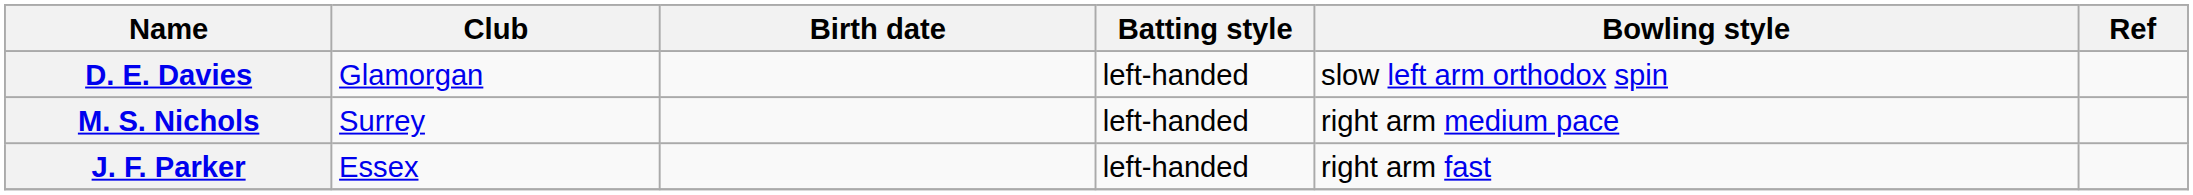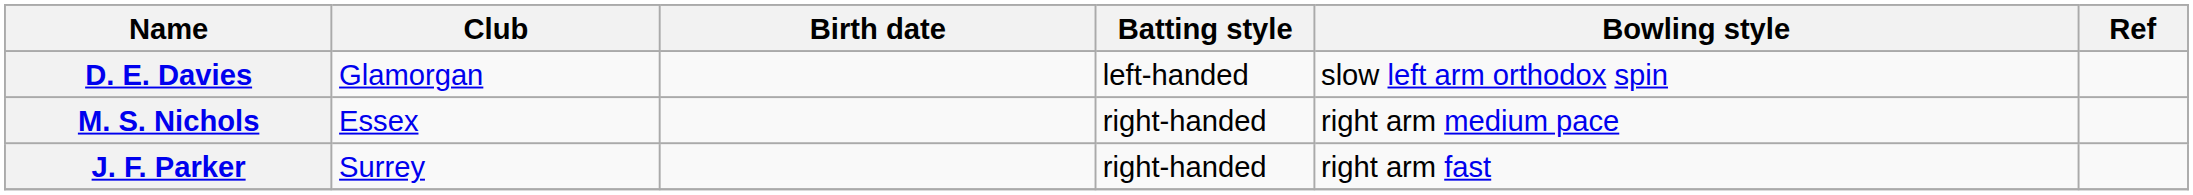(382, 121) Surrey -> (379, 121) Essex
(1176, 121) left-handed -> (1185, 121) right-handed
(379, 167) Essex -> (382, 167) Surrey
(1176, 167) left-handed -> (1185, 167) right-handed
